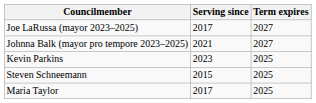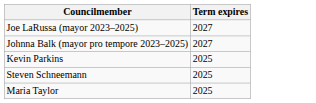- column: (221, 12)
